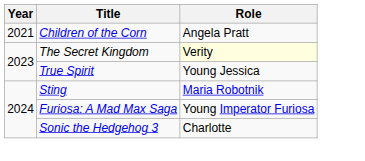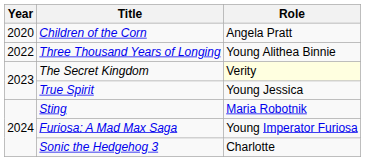(20, 33) 2021 -> (20, 33) 2020
+ row: (130, 52)
